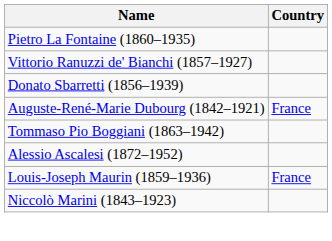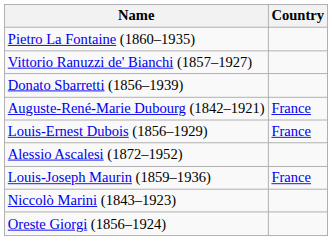+ row: (108, 131)
- row: (116, 131)
+ row: (87, 223)
